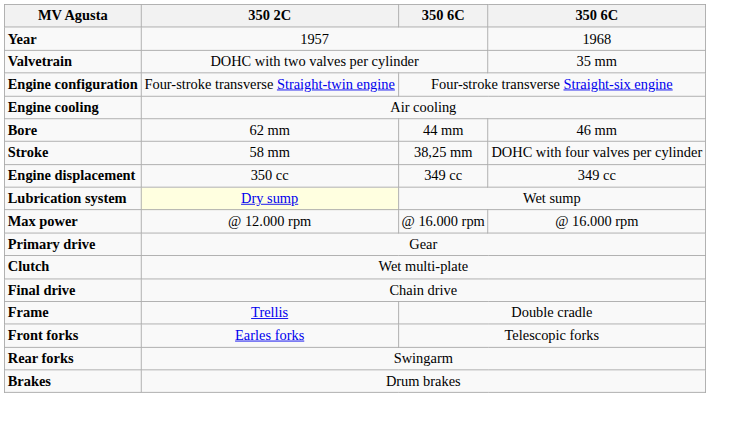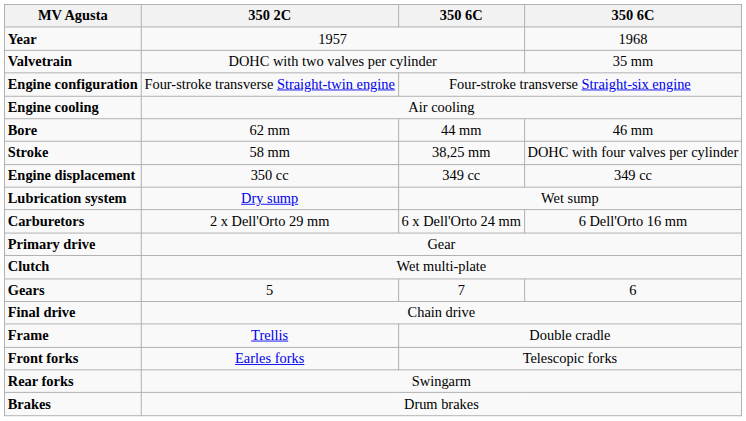(270, 198) lightyellow background -> (270, 198) no background
+ row: (46, 221)
- row: (43, 221)
+ row: (26, 289)
